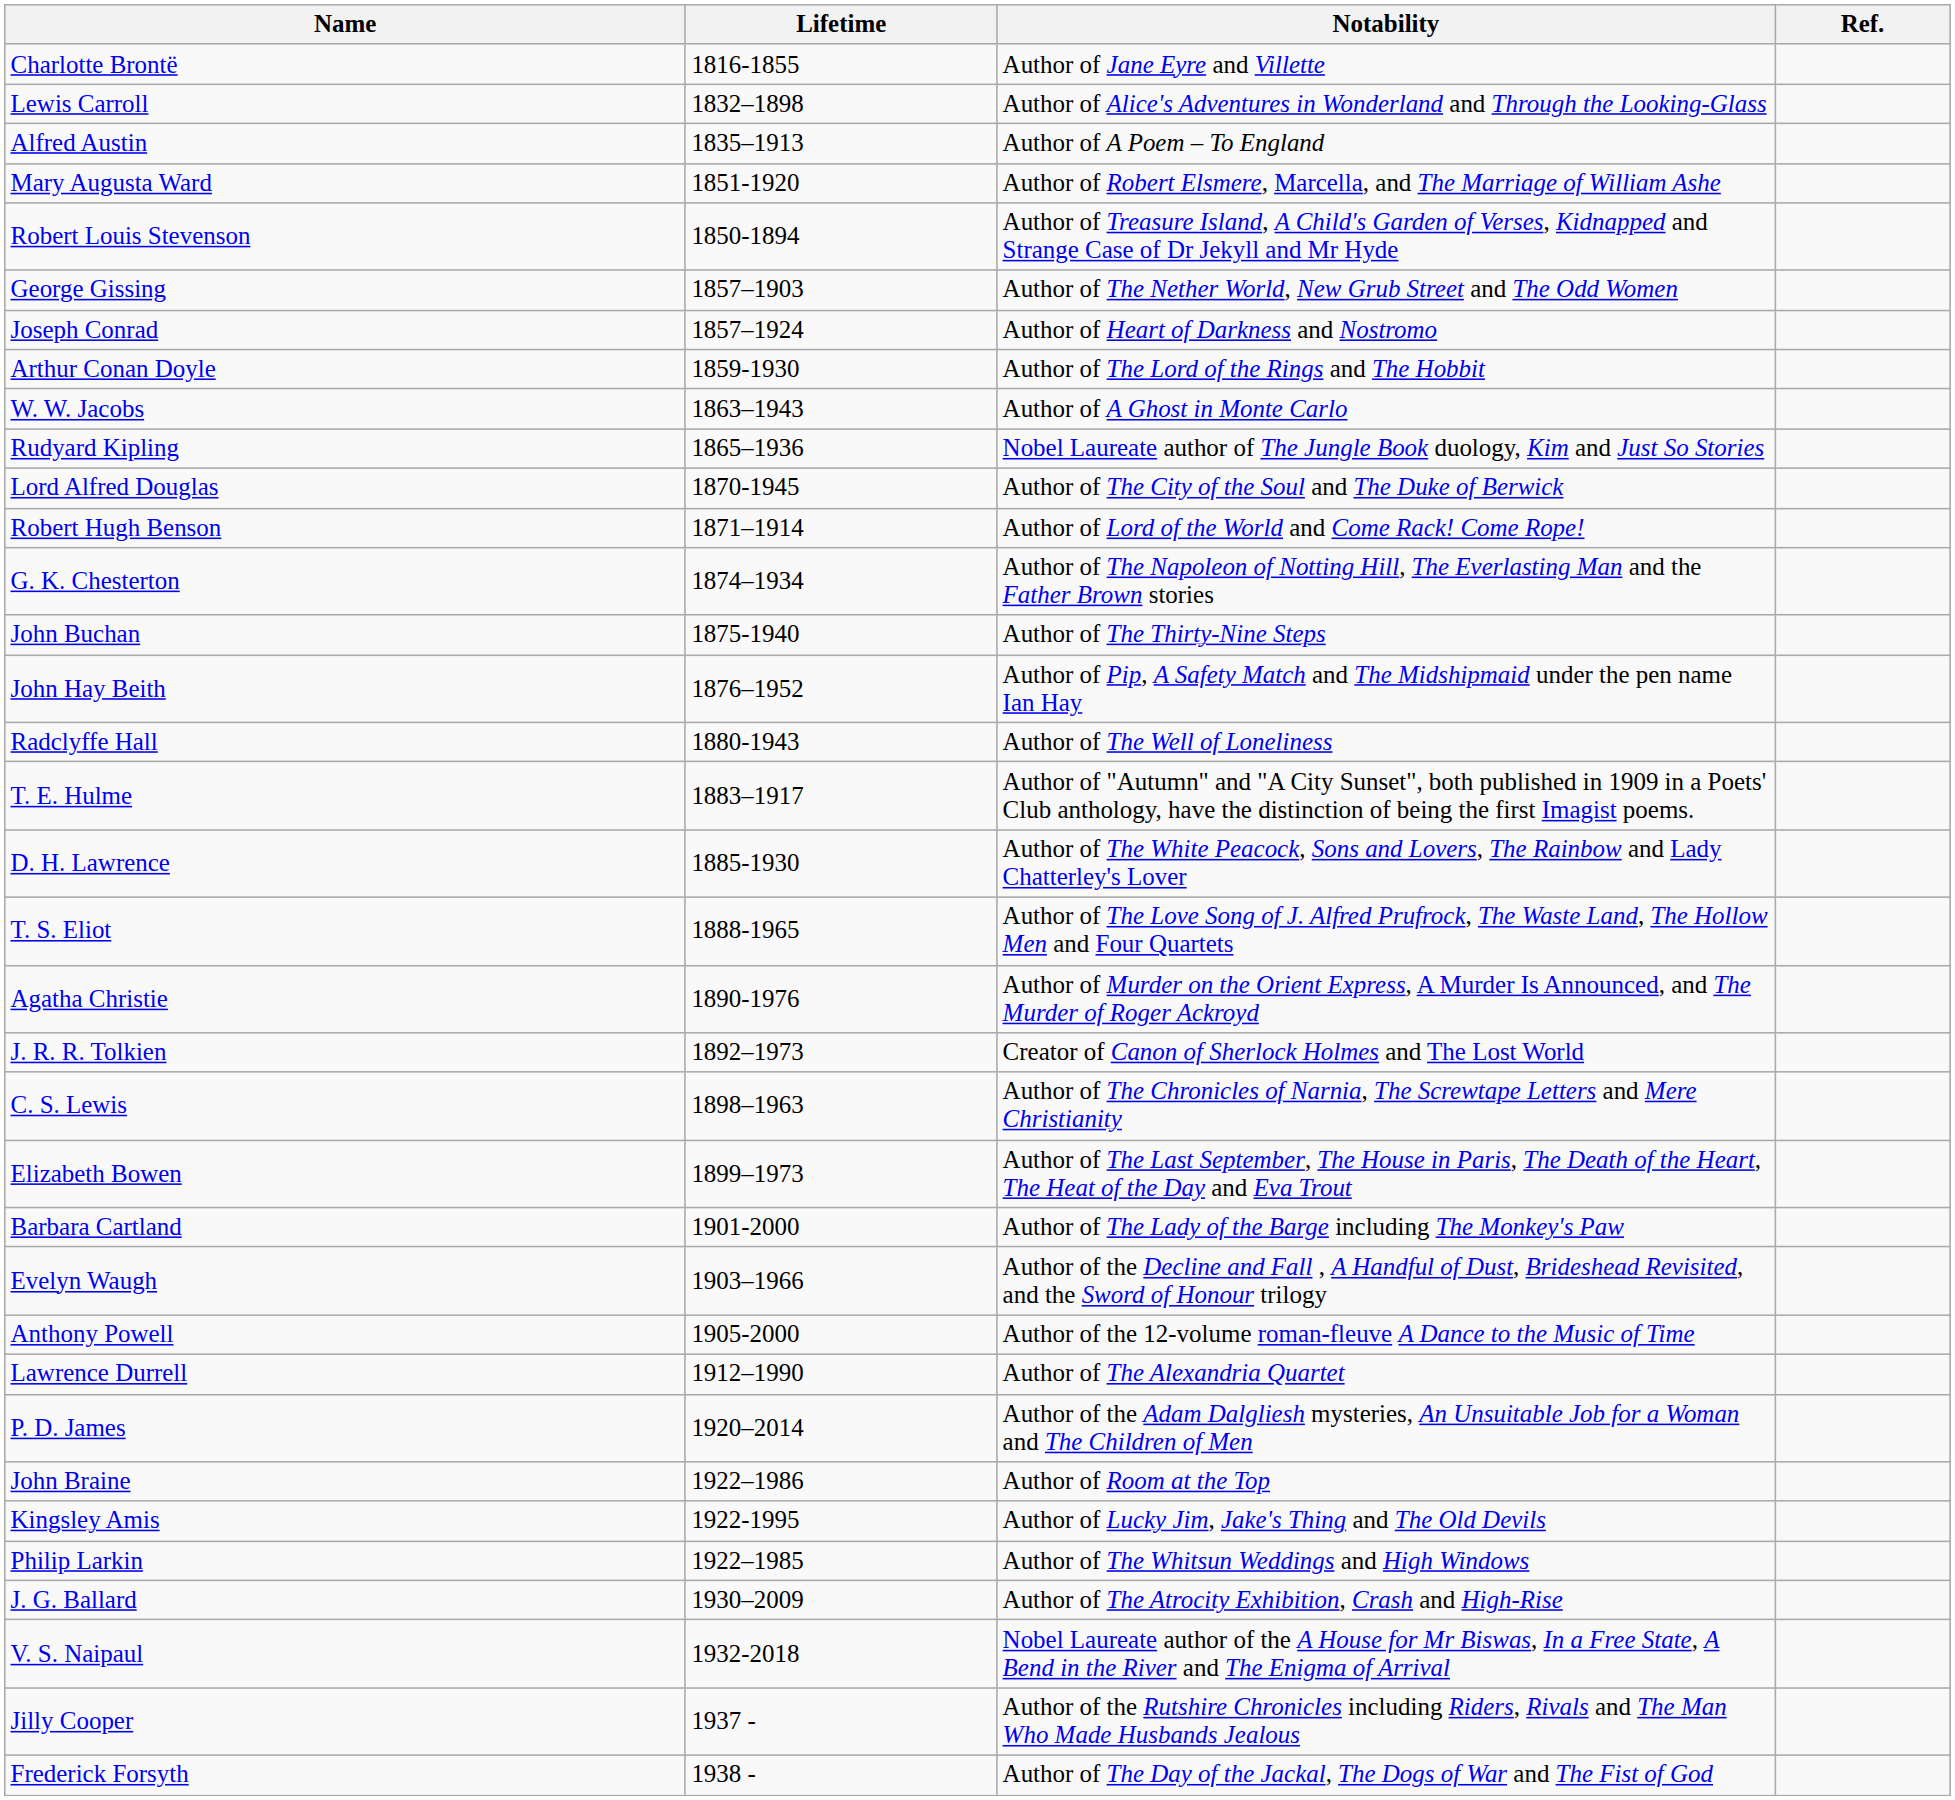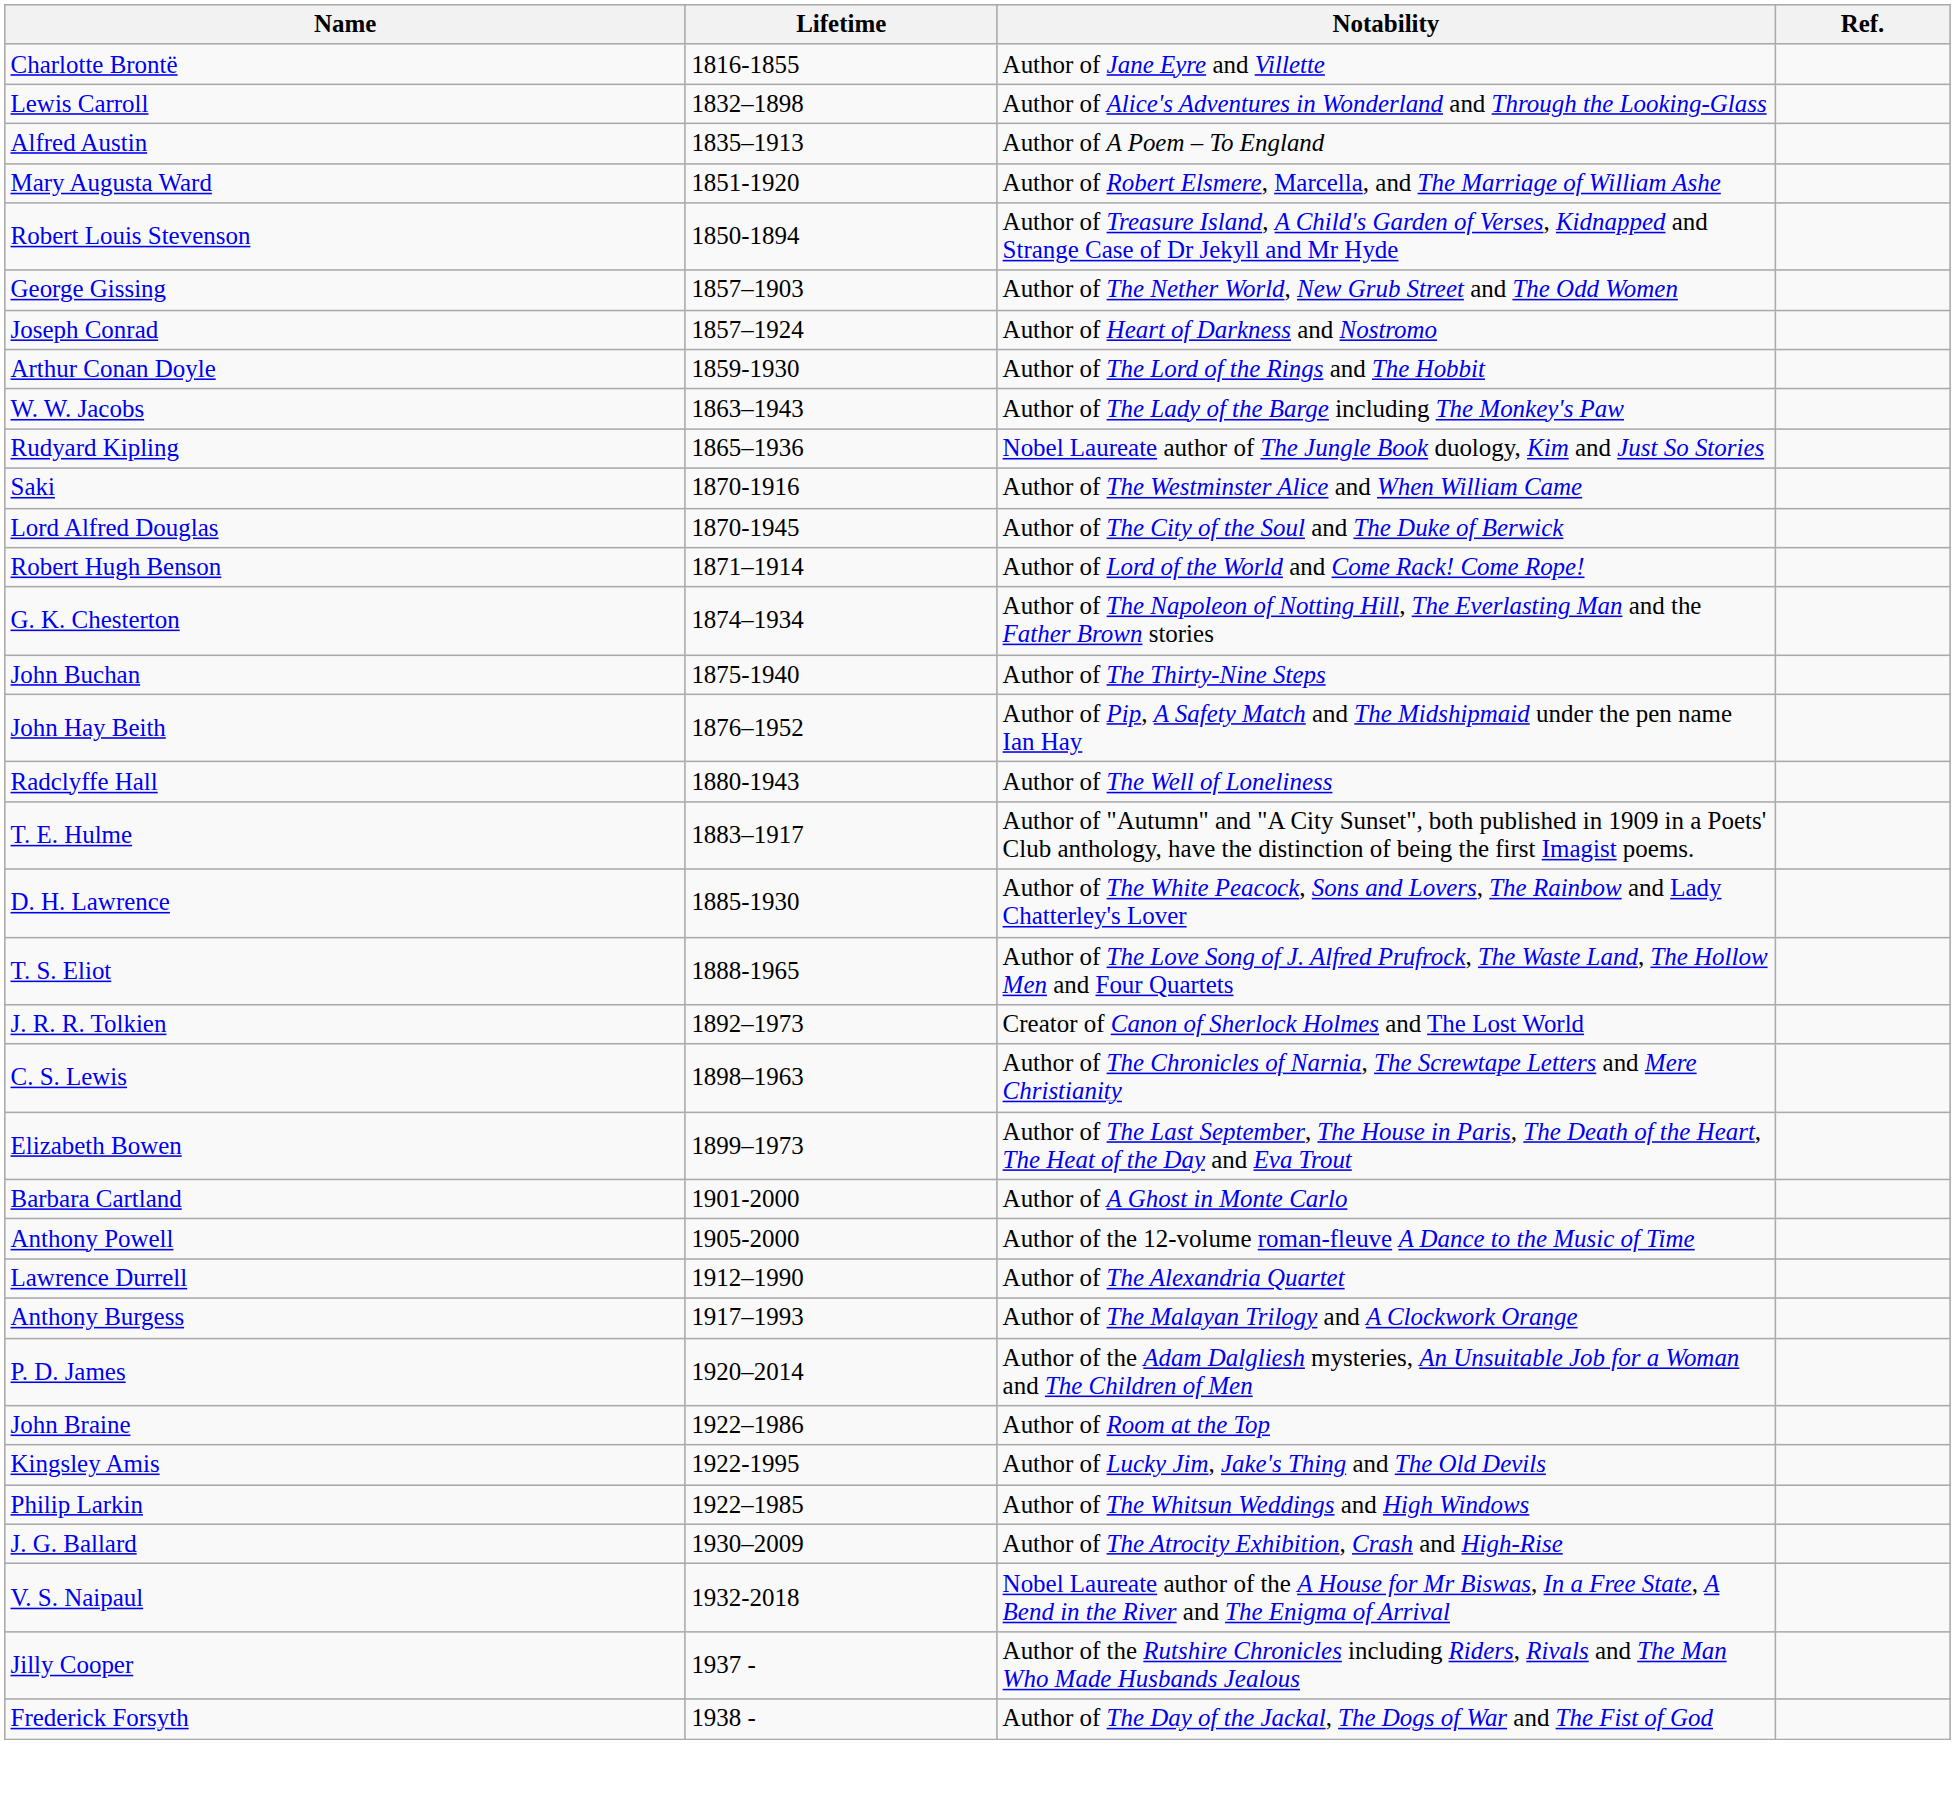(1175, 408) Author of A Ghost in Monte Carlo -> (1313, 408) Author of The Lady of the Barge including The Monkey's Paw
+ row: (33, 487)
- row: (89, 998)
(1313, 1227) Author of The Lady of the Barge including The Monkey's Paw -> (1175, 1198) Author of A Ghost in Monte Carlo
- row: (84, 1280)
+ row: (97, 1317)
